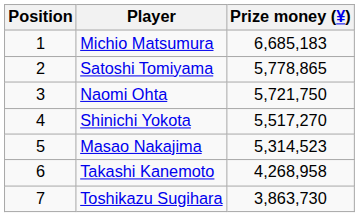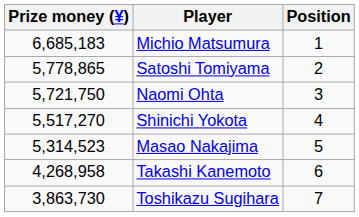columns swapped: (40, 17) <-> (290, 17)
